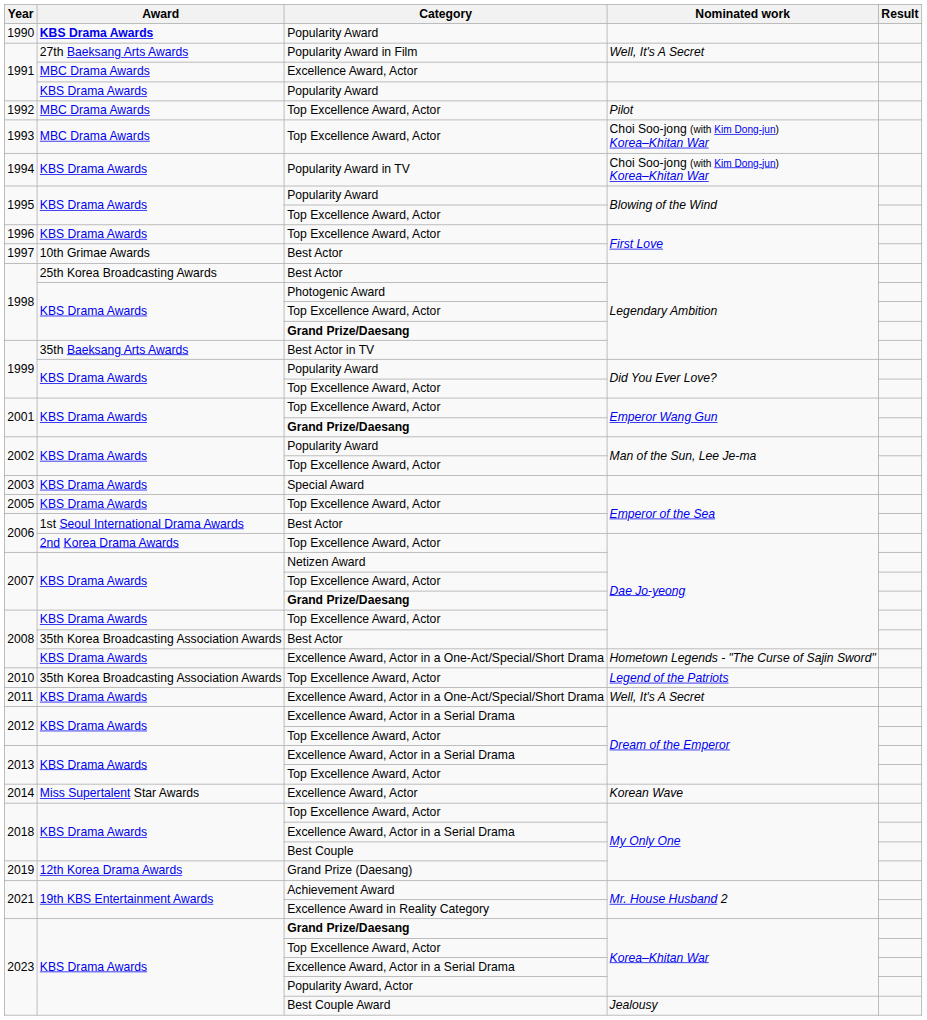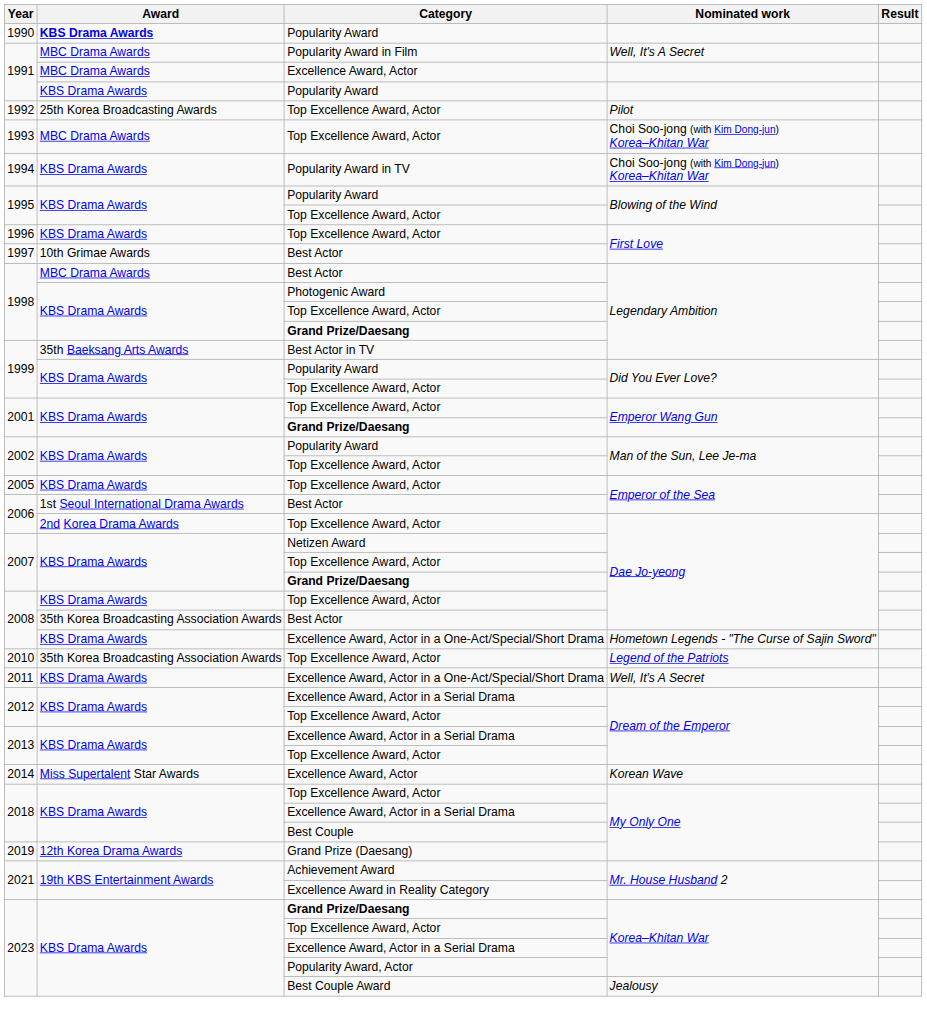(114, 52) 27th Baeksang Arts Awards -> (95, 52) MBC Drama Awards
(95, 110) MBC Drama Awards -> (128, 110) 25th Korea Broadcasting Awards
(128, 272) 25th Korea Broadcasting Awards -> (95, 272) MBC Drama Awards
- row: (21, 485)
